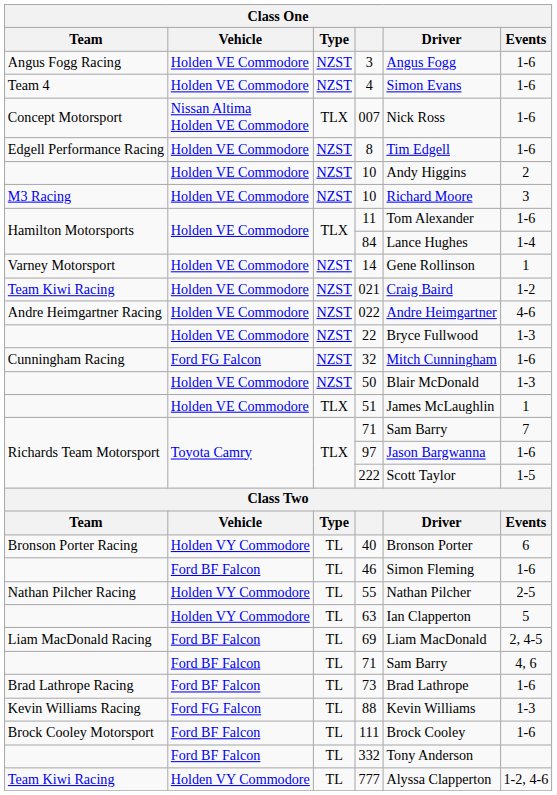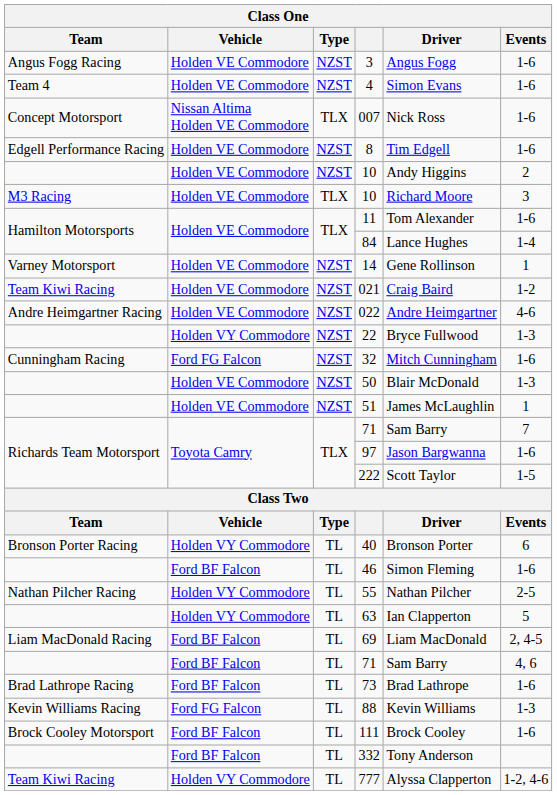(334, 195) NZST -> (334, 195) TLX
(240, 335) Holden VE Commodore -> (240, 335) Holden VY Commodore
(334, 405) TLX -> (334, 405) NZST
